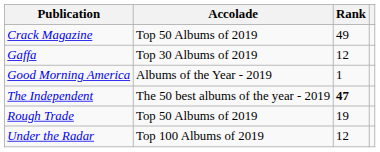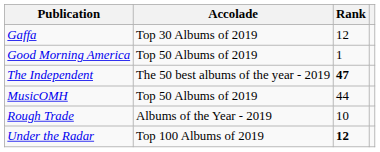- row: (50, 34)
(204, 75) Albums of the Year - 2019 -> (197, 55) Top 50 Albums of 2019
+ row: (38, 95)
(197, 116) Top 50 Albums of 2019 -> (204, 116) Albums of the Year - 2019
(342, 116) 19 -> (342, 116) 10
(342, 136) normal -> (342, 136) bold
